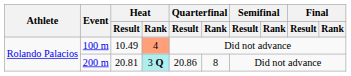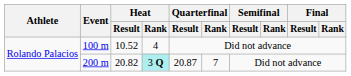(127, 46) 10.49 -> (127, 46) 10.52
(156, 46) lightsalmon background -> (156, 46) no background
(127, 62) 20.81 -> (127, 62) 20.82
(185, 62) 20.86 -> (185, 62) 20.87
(216, 62) 8 -> (216, 62) 7
